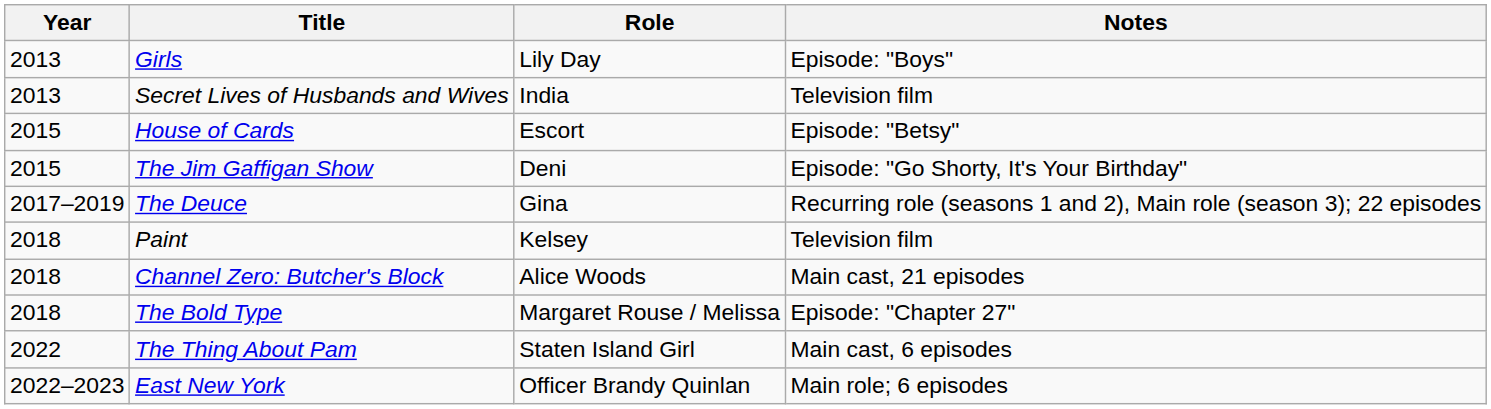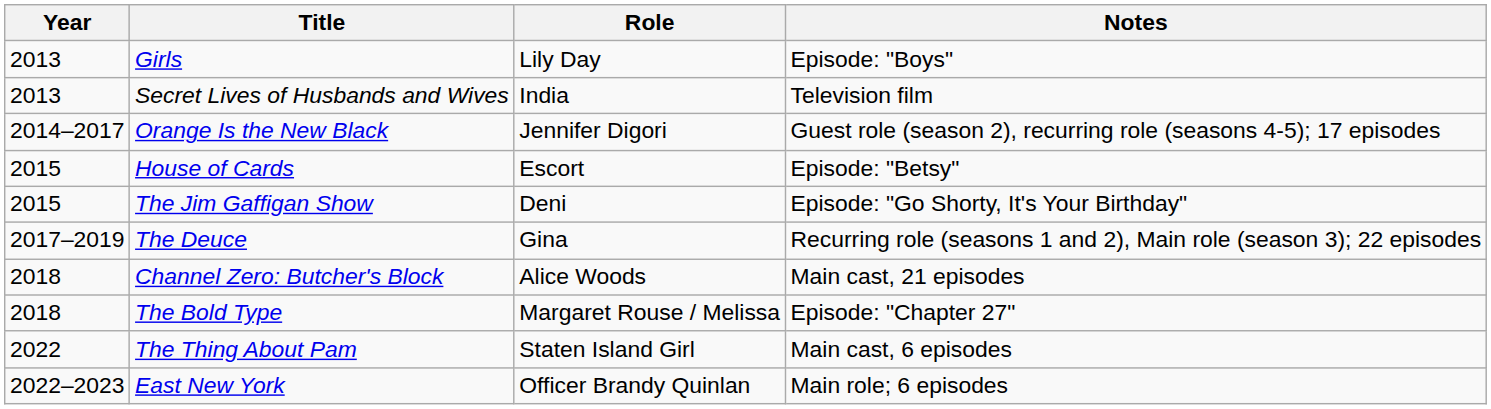+ row: (262, 131)
- row: (161, 240)
